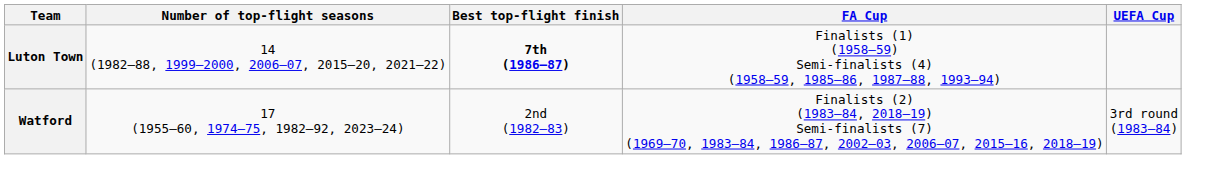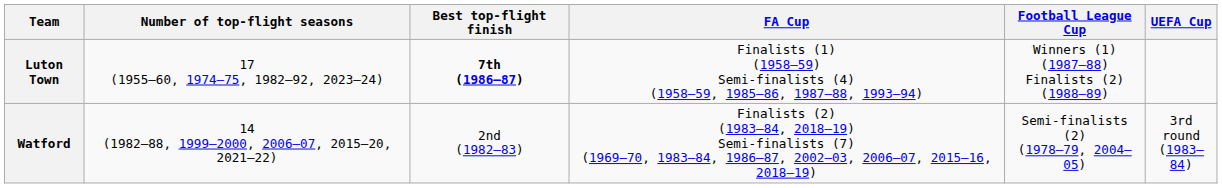+ column: (1075, 22)
(268, 57) 14 (1982–88, 1999–2000, 2006–07, 2015–20, 2021–22) -> (247, 72) 17 (1955–60, 1974–75, 1982–92, 2023–24)
(268, 121) 17 (1955–60, 1974–75, 1982–92, 2023–24) -> (247, 143) 14 (1982–88, 1999–2000, 2006–07, 2015–20, 2021–22)
